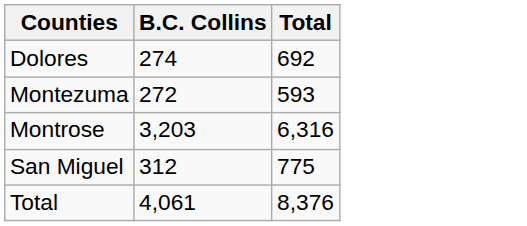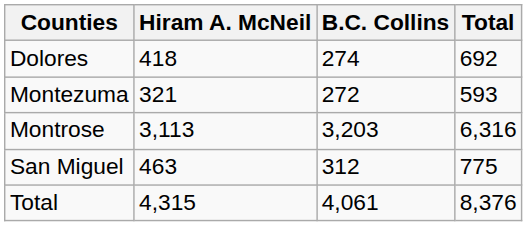+ column: (225, 22)
